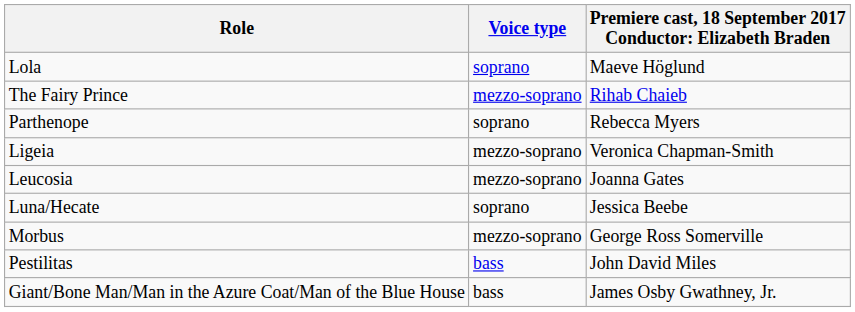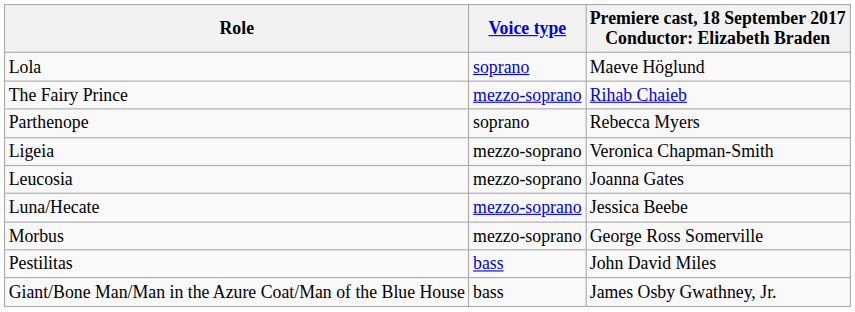(501, 207) soprano -> (527, 207) mezzo-soprano
